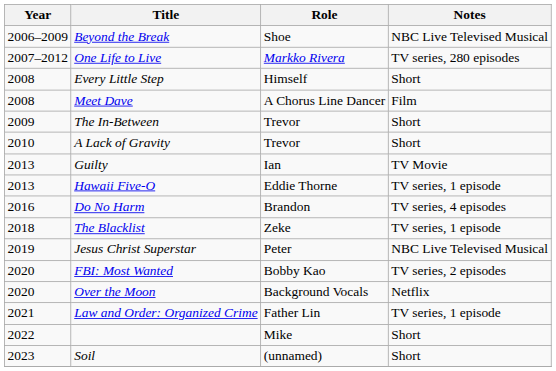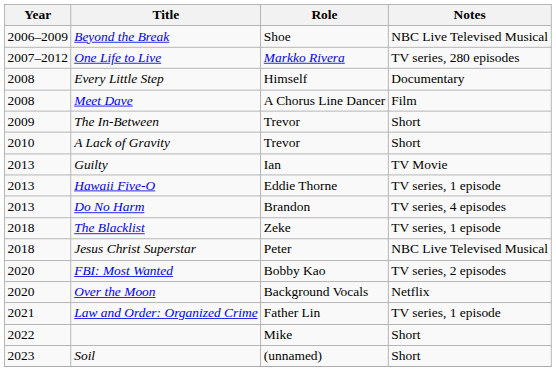(406, 79) Short -> (428, 79) Documentary
(21, 206) 2016 -> (21, 206) 2013
(21, 249) 2019 -> (21, 249) 2018
